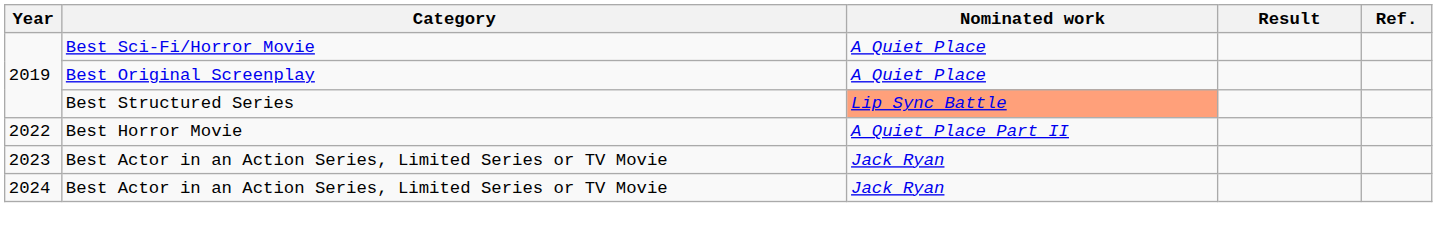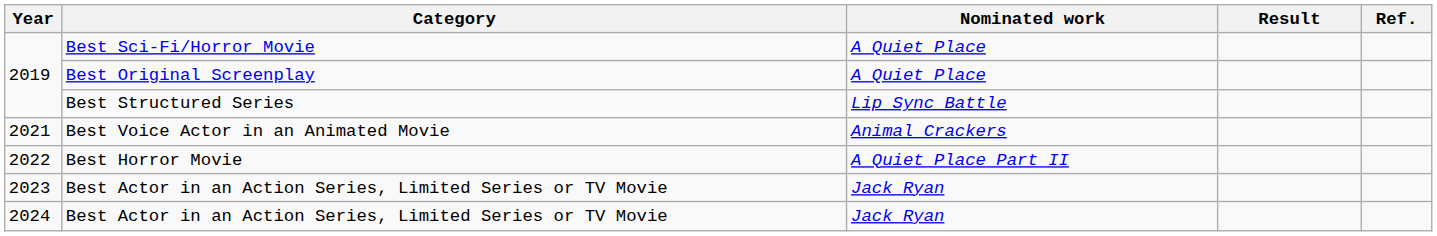(929, 103) lightsalmon background -> (929, 103) no background
+ row: (30, 131)
